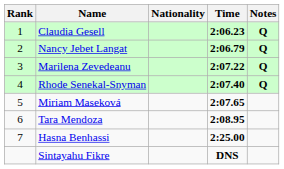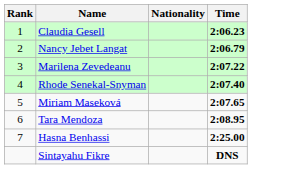- column: (263, 13)
